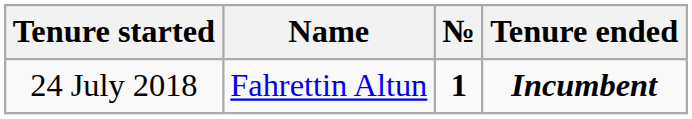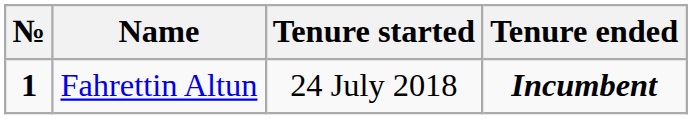columns swapped: (459, 31) <-> (114, 31)
